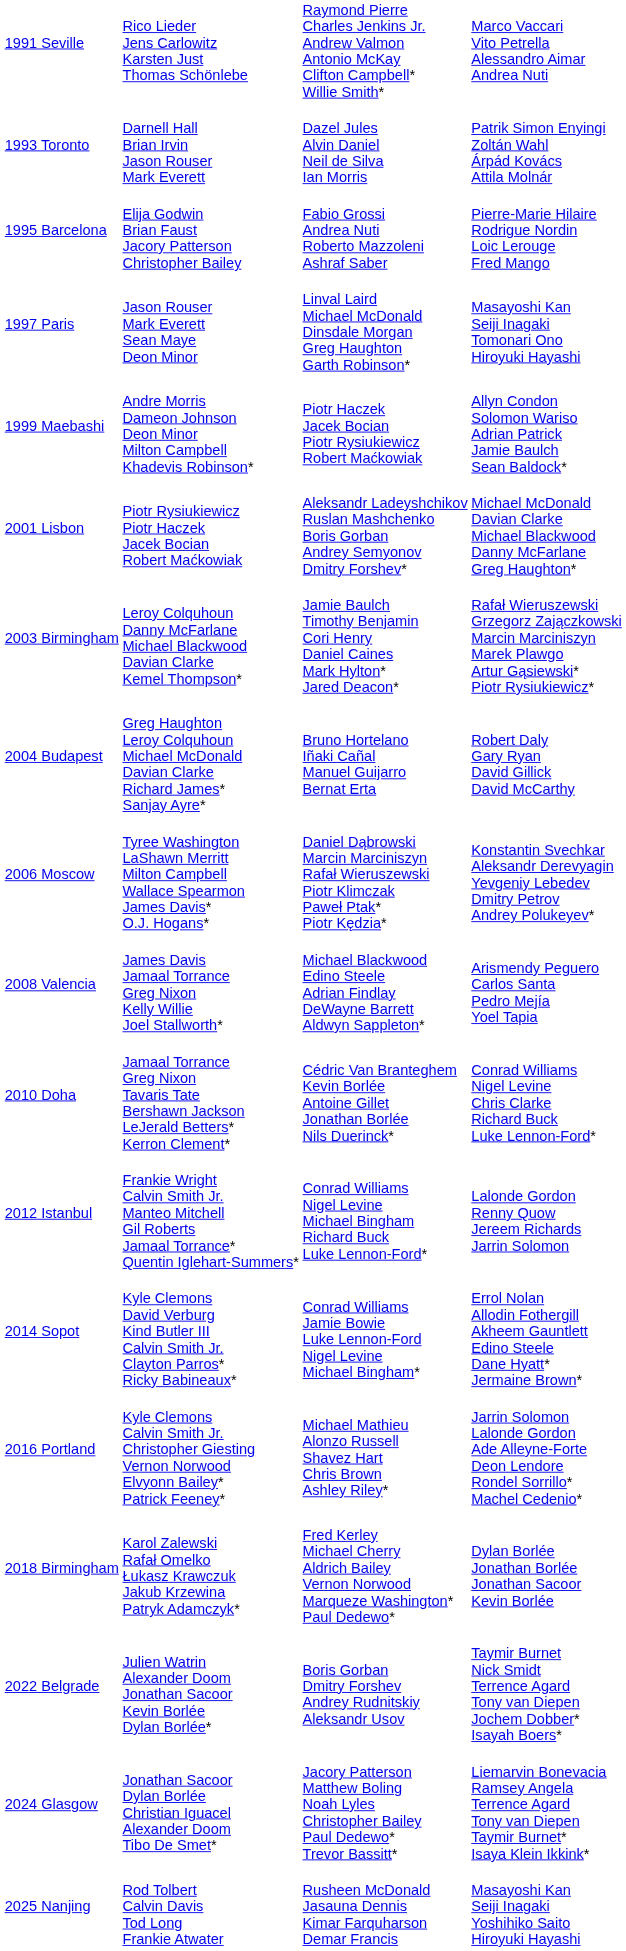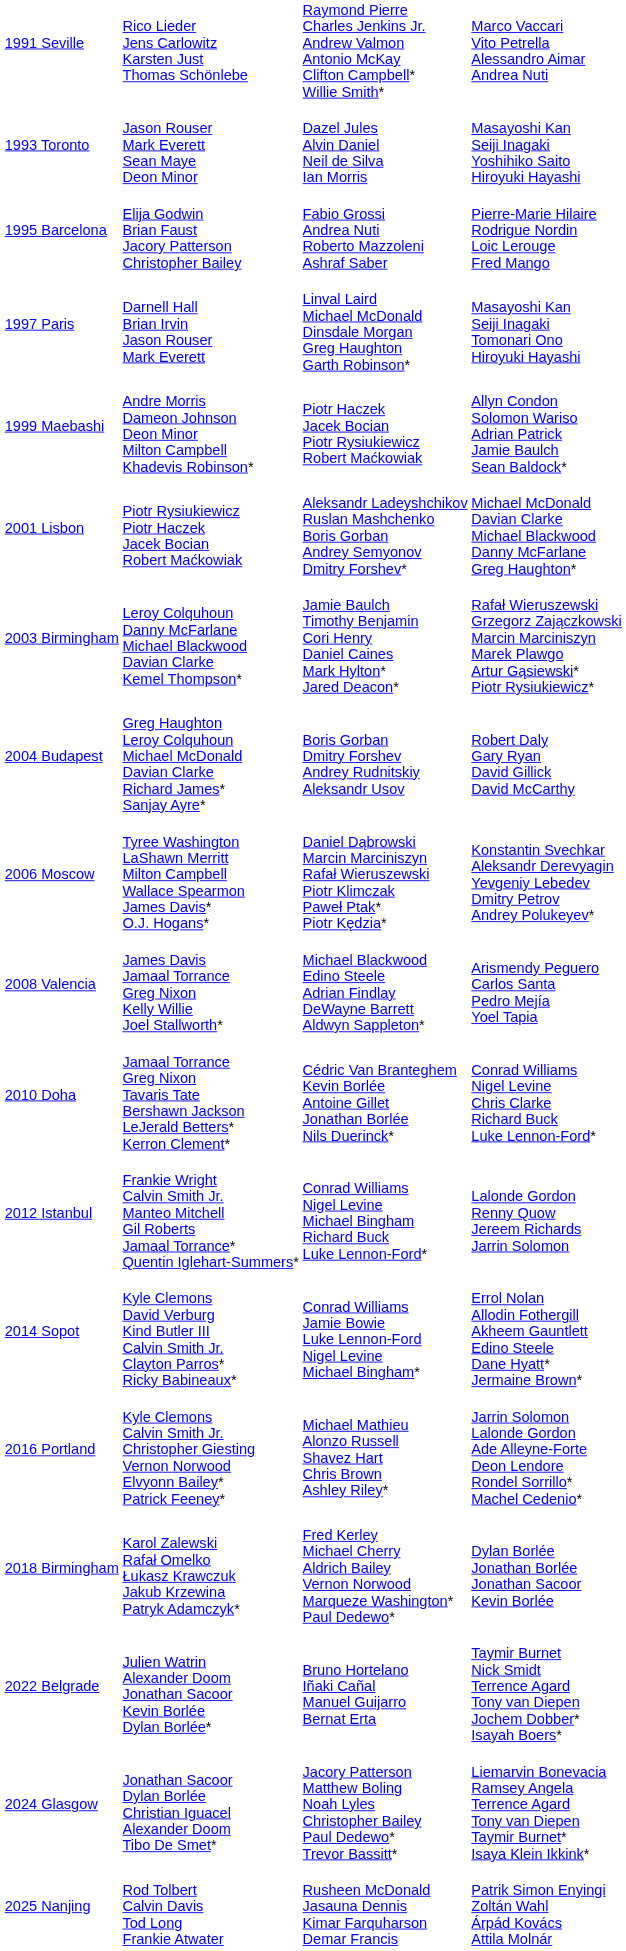(167, 153) Darnell Hall Brian Irvin Jason Rouser Mark Everett -> (167, 153) Jason Rouser Mark Everett Sean Maye Deon Minor
(538, 153) Patrik Simon Enyingi Zoltán Wahl Árpád Kovács Attila Molnár -> (526, 153) Masayoshi Kan Seiji Inagaki Yoshihiko Saito Hiroyuki Hayashi
(167, 332) Jason Rouser Mark Everett Sean Maye Deon Minor -> (167, 332) Darnell Hall Brian Irvin Jason Rouser Mark Everett
(356, 764) Bruno Hortelano Iñaki Cañal Manuel Guijarro Bernat Erta -> (361, 764) Boris Gorban Dmitry Forshev Andrey Rudnitskiy Aleksandr Usov
(361, 1694) Boris Gorban Dmitry Forshev Andrey Rudnitskiy Aleksandr Usov -> (356, 1694) Bruno Hortelano Iñaki Cañal Manuel Guijarro Bernat Erta
(526, 1914) Masayoshi Kan Seiji Inagaki Yoshihiko Saito Hiroyuki Hayashi -> (538, 1914) Patrik Simon Enyingi Zoltán Wahl Árpád Kovács Attila Molnár
